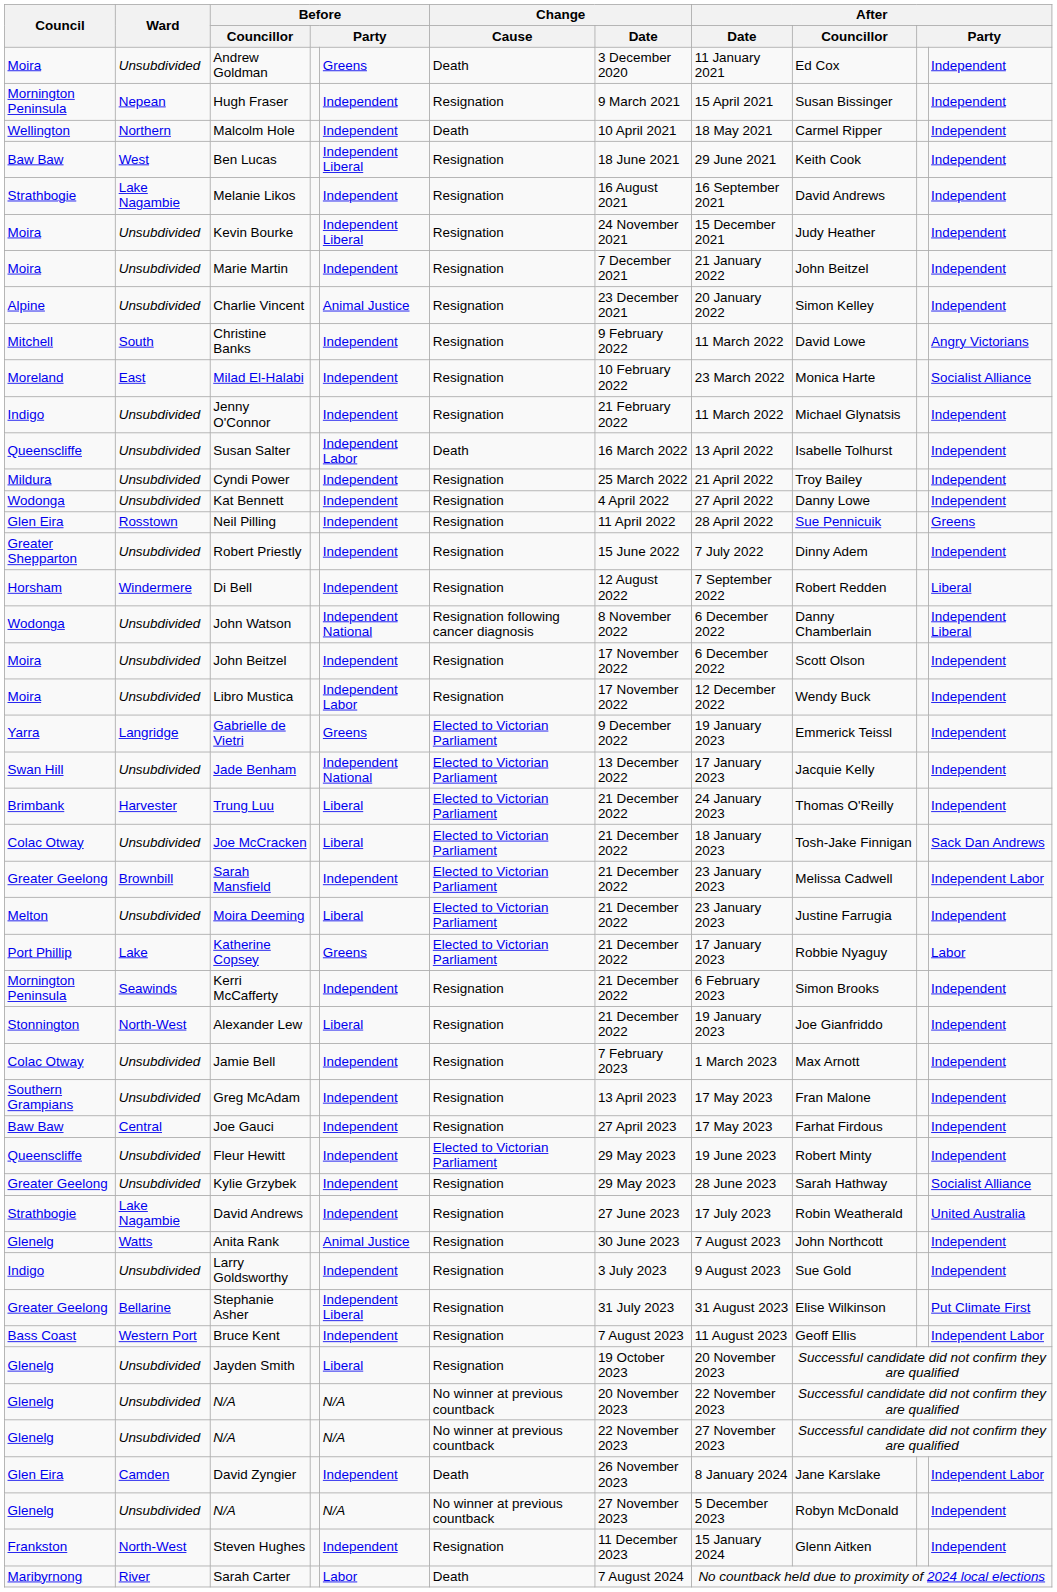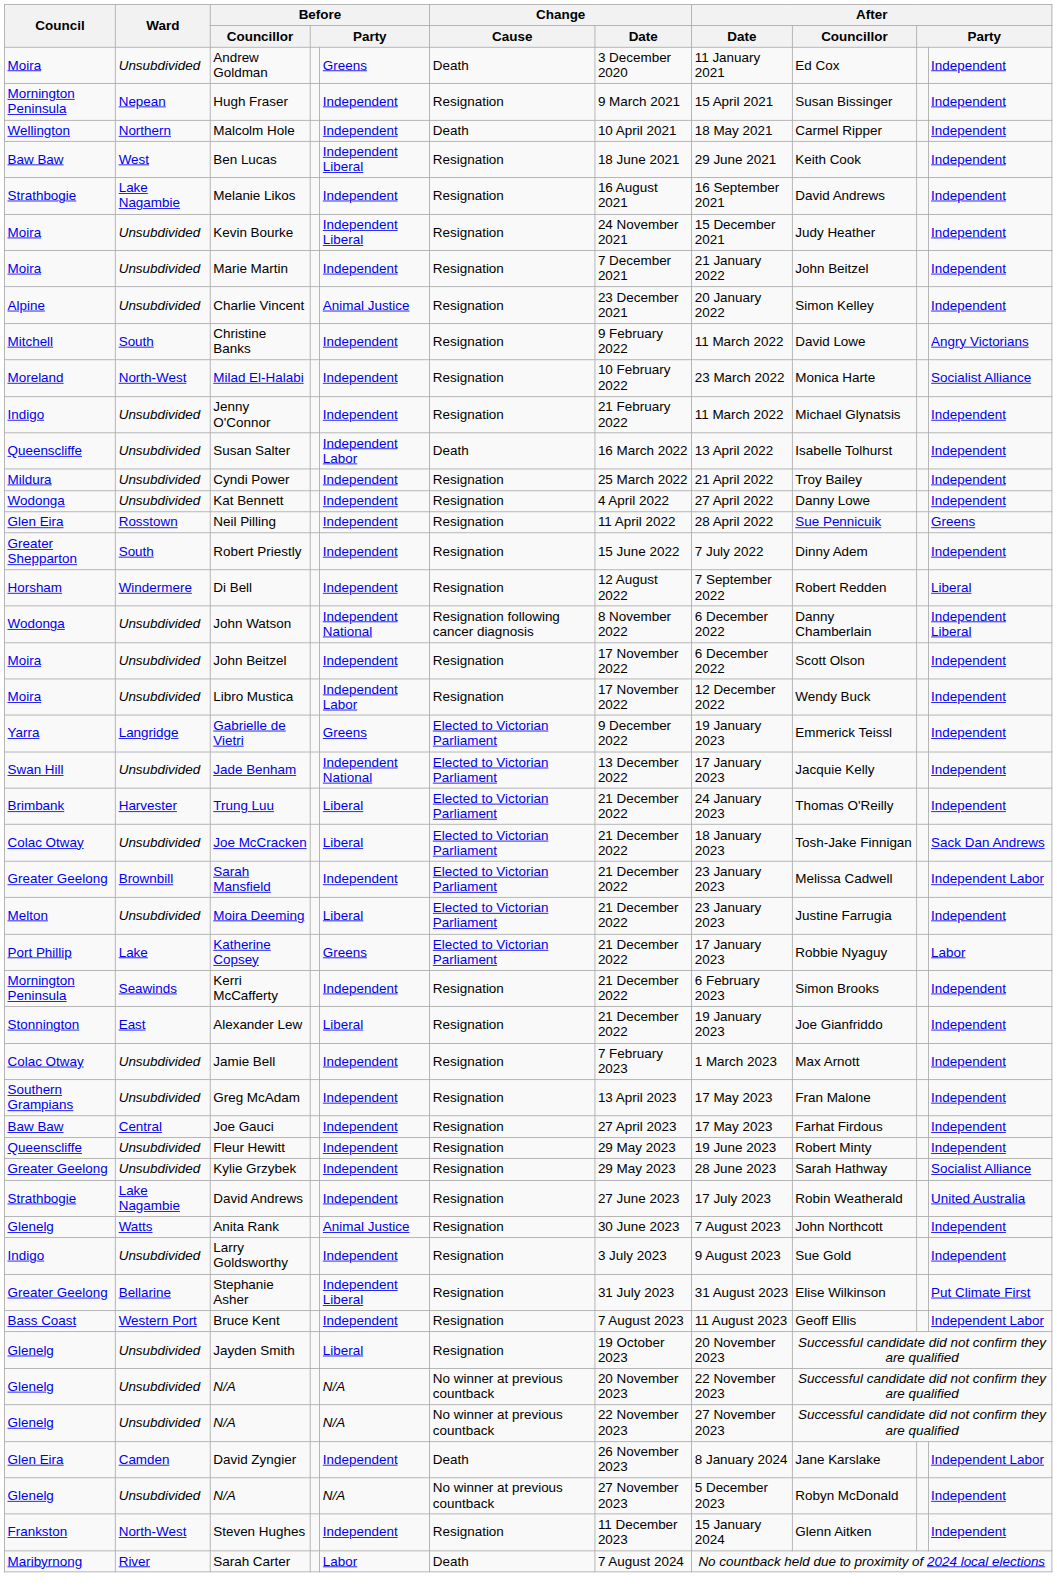(132, 378) East -> (153, 378) North-West
(159, 551) Unsubdivided -> (136, 551) South
(153, 1025) North-West -> (132, 1025) East
(491, 1155) Elected to Victorian Parliament -> (468, 1148) Resignation
